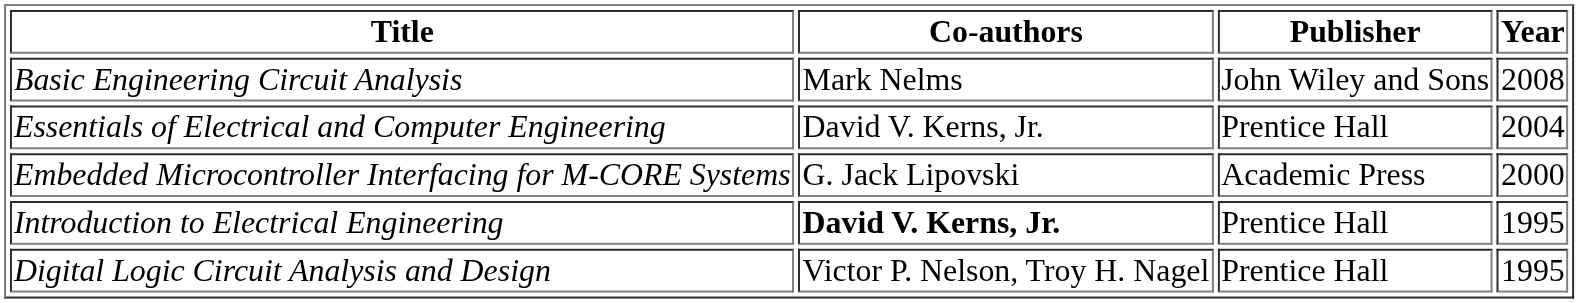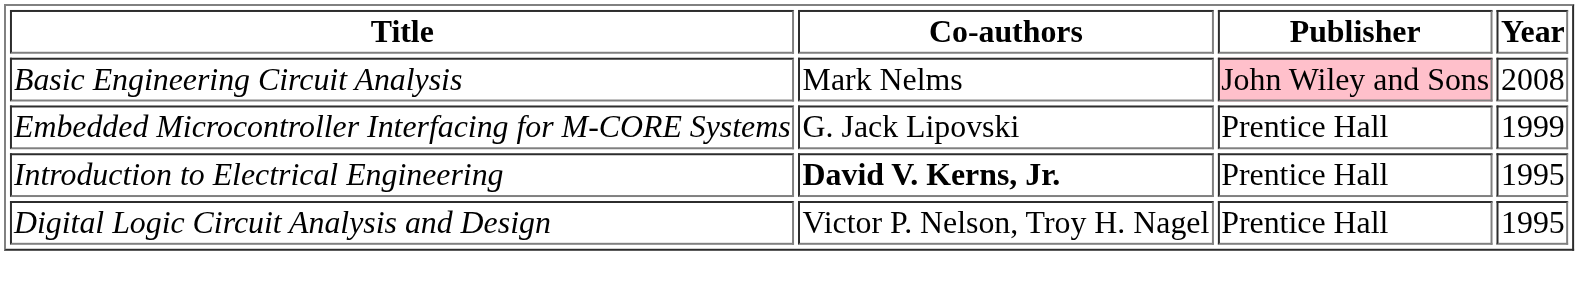(1355, 79) no background -> (1355, 79) pink background
- row: (340, 126)
(1323, 174) Academic Press -> (1305, 126) Prentice Hall
(1533, 174) 2000 -> (1533, 126) 1999
